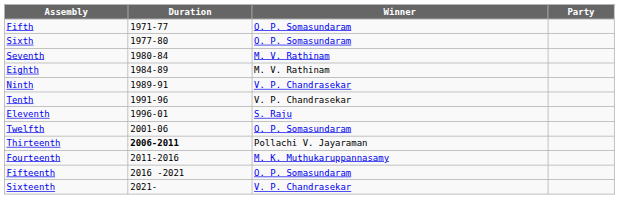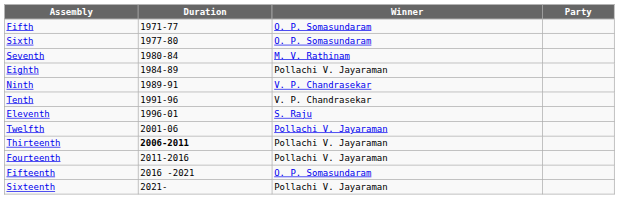(292, 70) M. V. Rathinam -> (331, 70) Pollachi V. Jayaraman
(303, 129) O. P. Somasundaram -> (331, 129) Pollachi V. Jayaraman
(322, 158) M. K. Muthukaruppannasamy -> (331, 158) Pollachi V. Jayaraman
(303, 187) V. P. Chandrasekar -> (331, 187) Pollachi V. Jayaraman
